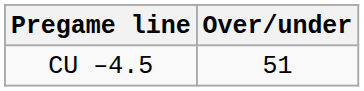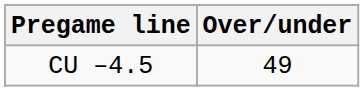(277, 66) 51 -> (277, 66) 49
